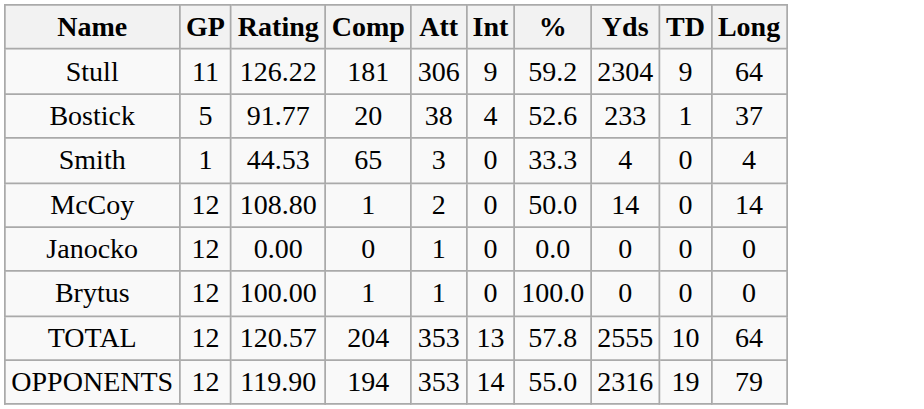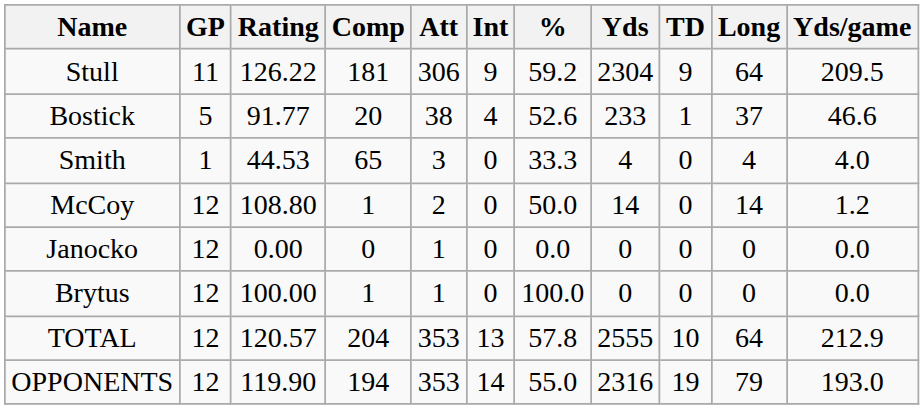+ column: (852, 26)
